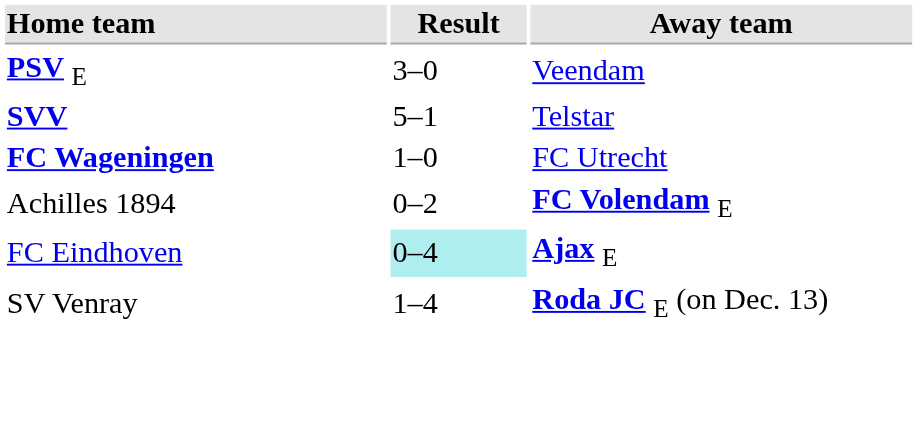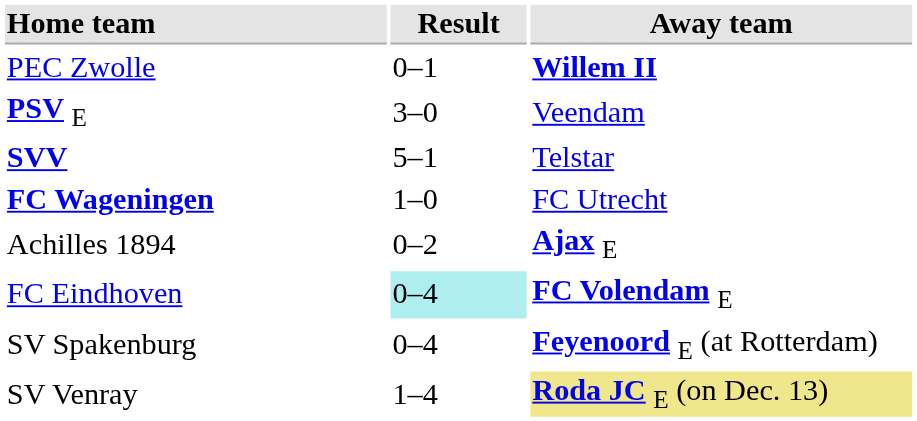+ row: (81, 66)
(632, 203) FC Volendam E -> (575, 244) Ajax E
(575, 252) Ajax E -> (632, 294) FC Volendam E
+ row: (102, 343)
(680, 302) no background -> (680, 393) khaki background
